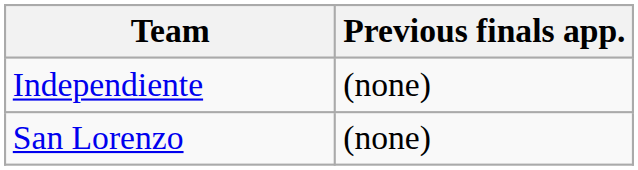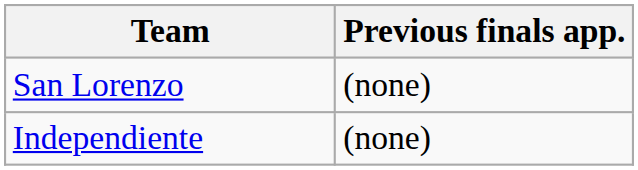rows swapped: (108, 84) <-> (98, 137)
